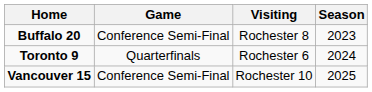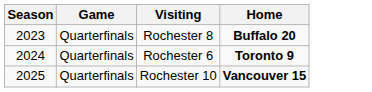columns swapped: (342, 14) <-> (49, 14)
(163, 35) Conference Semi-Final -> (97, 35) Quarterfinals
(163, 76) Conference Semi-Final -> (97, 76) Quarterfinals
